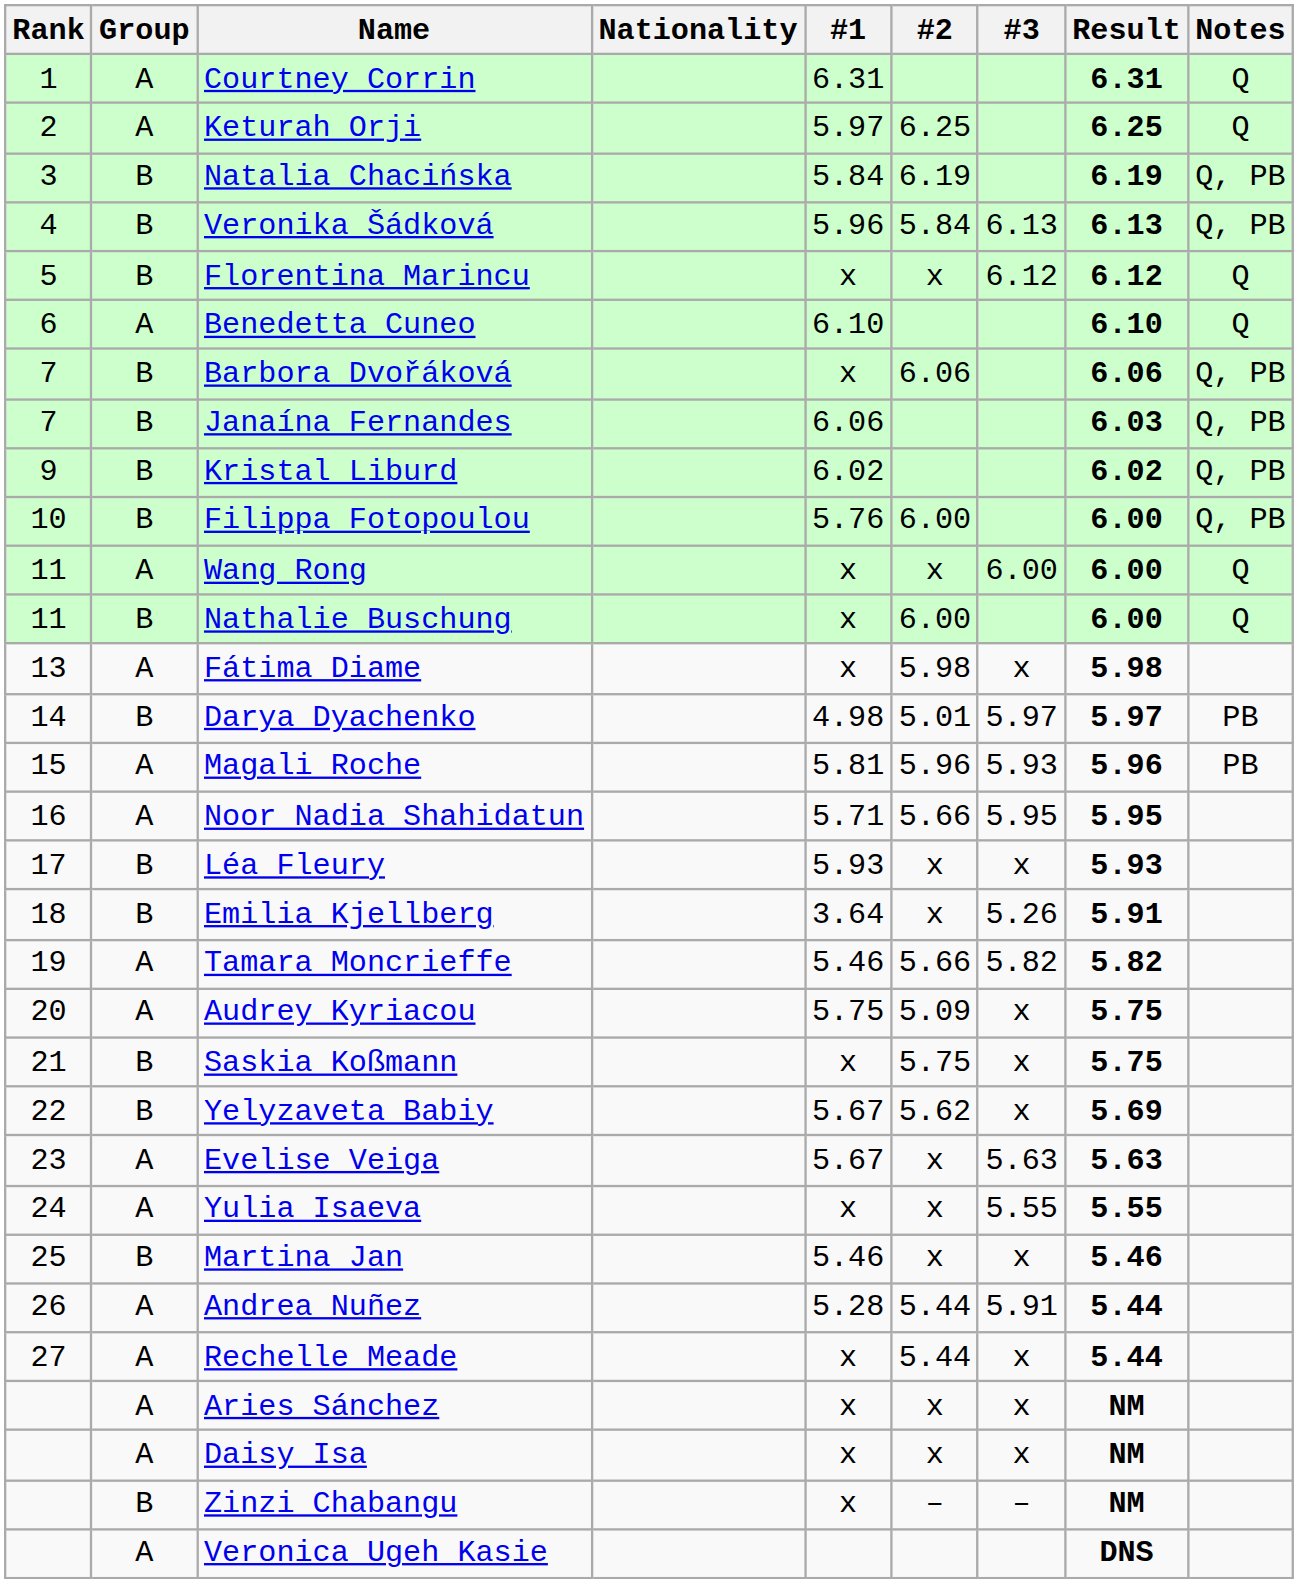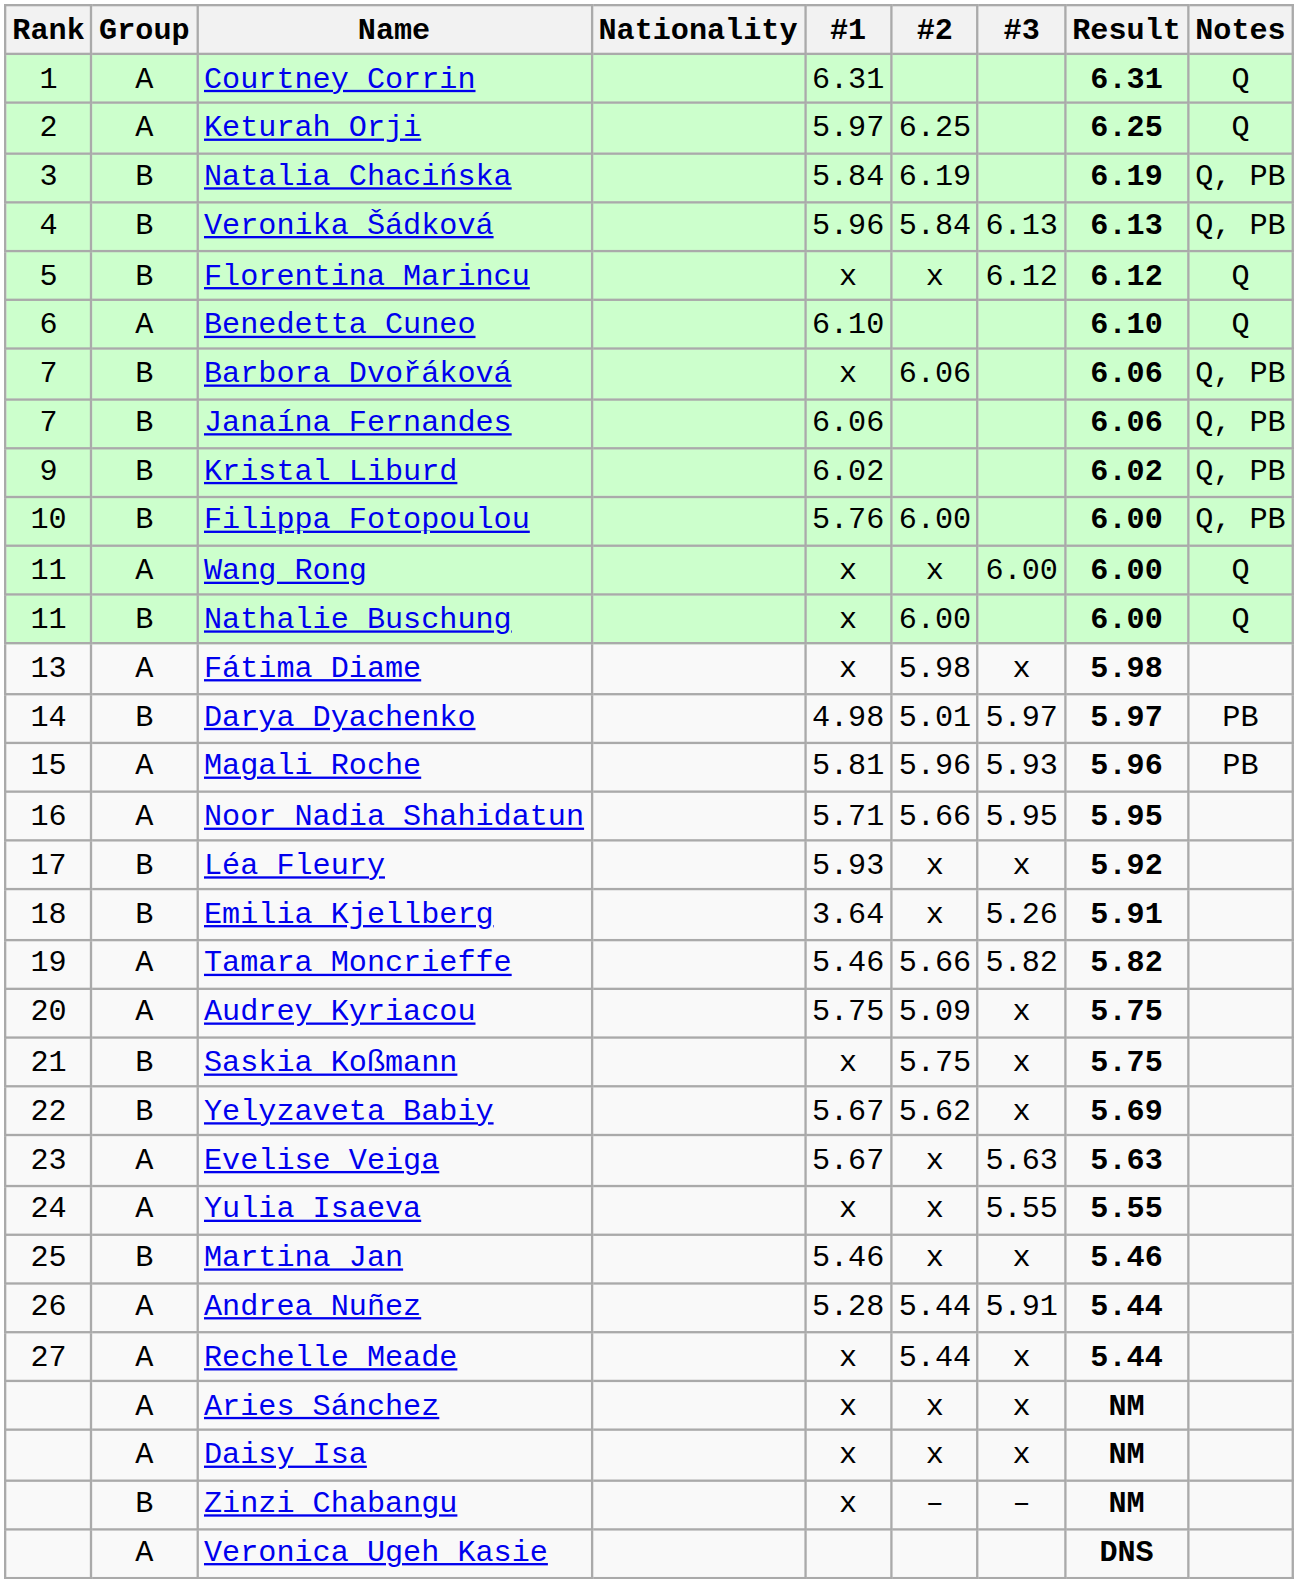(1127, 423) 6.03 -> (1127, 423) 6.06
(1127, 865) 5.93 -> (1127, 865) 5.92
